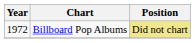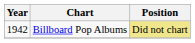(17, 29) 1972 -> (17, 29) 1942
